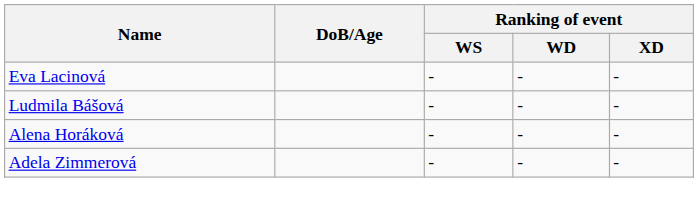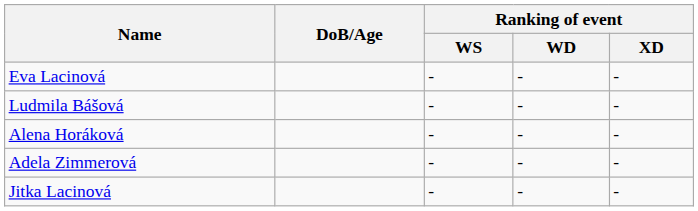+ row: (60, 192)
